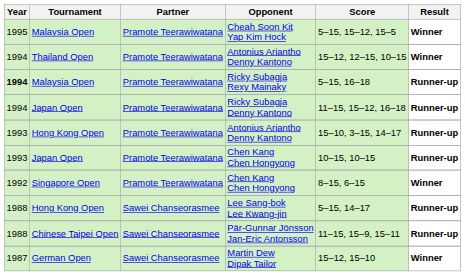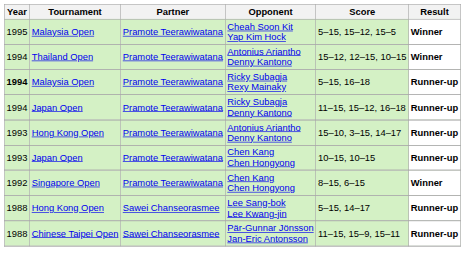- row: (61, 259)
